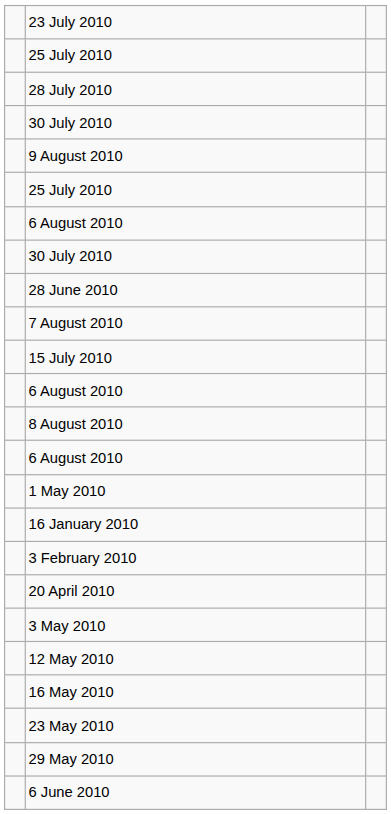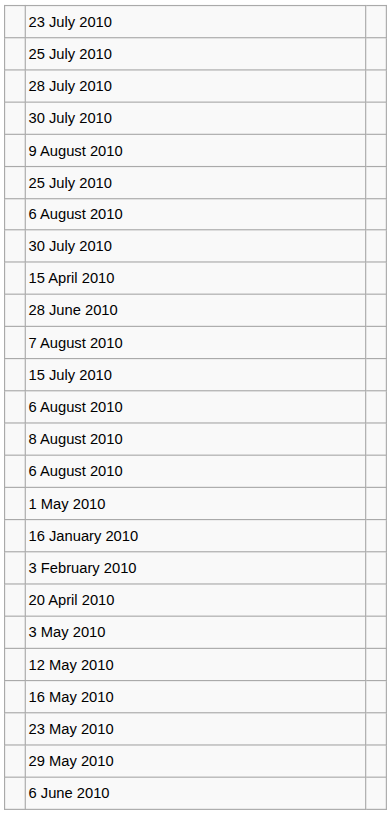+ row: (15, 279)
